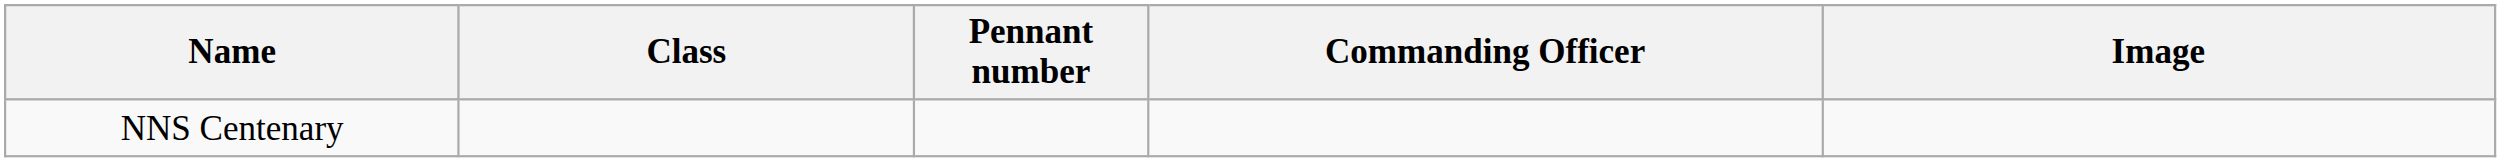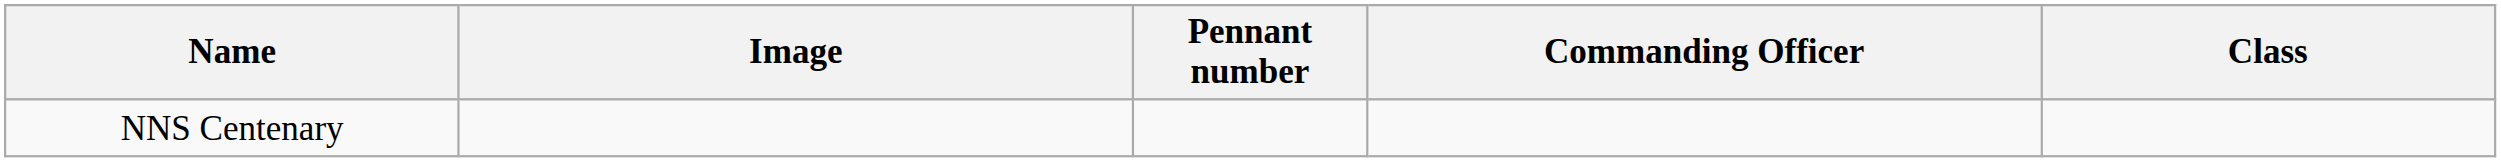columns swapped: (686, 51) <-> (2158, 51)
